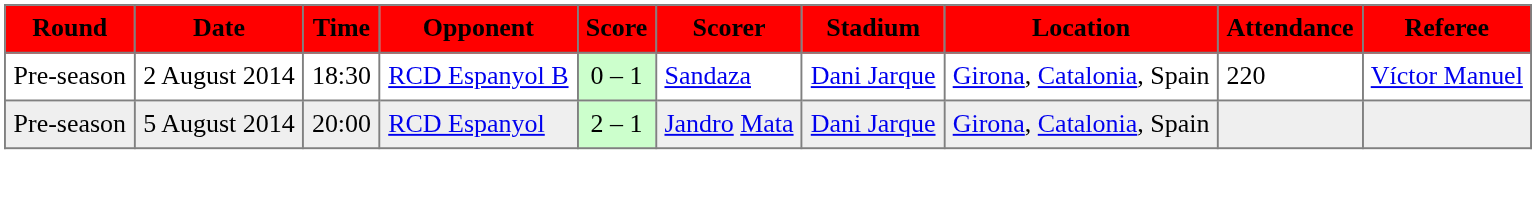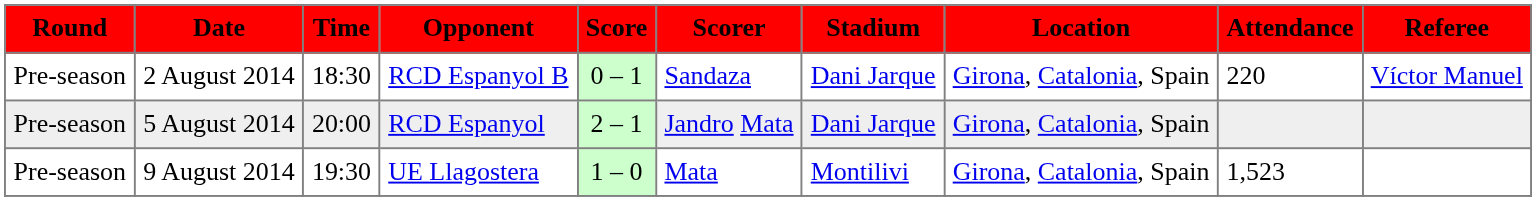+ row: (219, 171)
